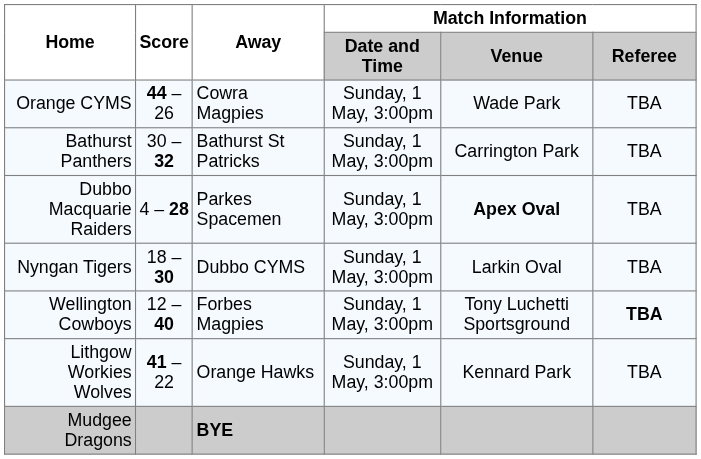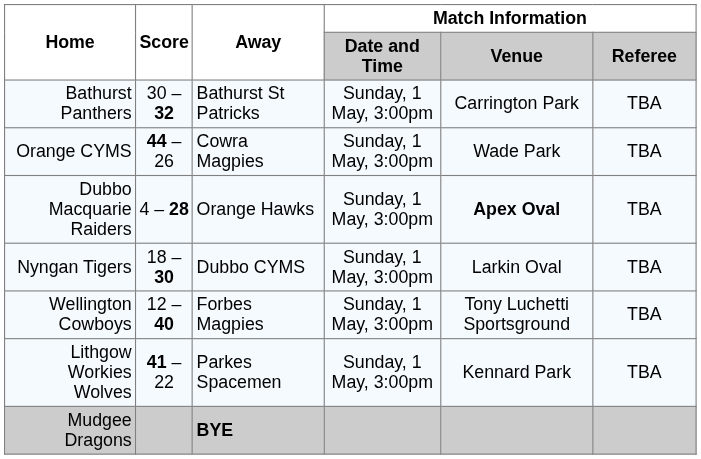rows swapped: (96, 151) <-> (74, 103)
(239, 209) Parkes Spacemen -> (255, 209) Orange Hawks
(644, 314) bold -> (644, 314) normal
(255, 372) Orange Hawks -> (239, 372) Parkes Spacemen
